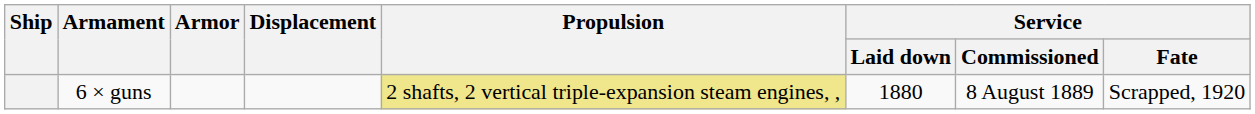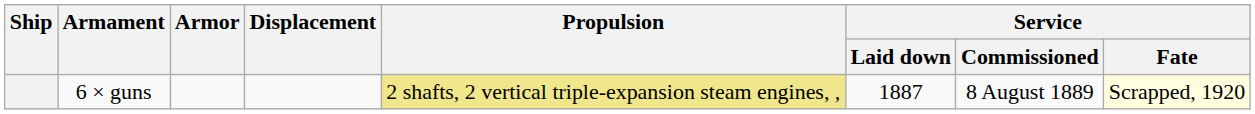(901, 91) 1880 -> (901, 91) 1887
(1177, 91) no background -> (1177, 91) lightyellow background
